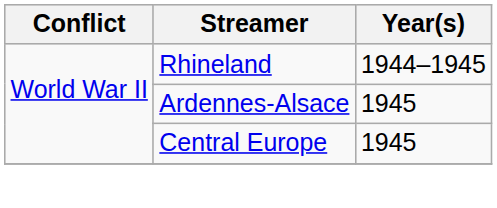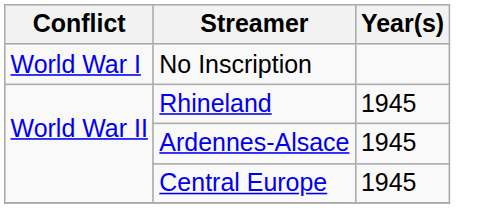+ row: (236, 63)
(423, 63) 1944–1945 -> (389, 103) 1945
